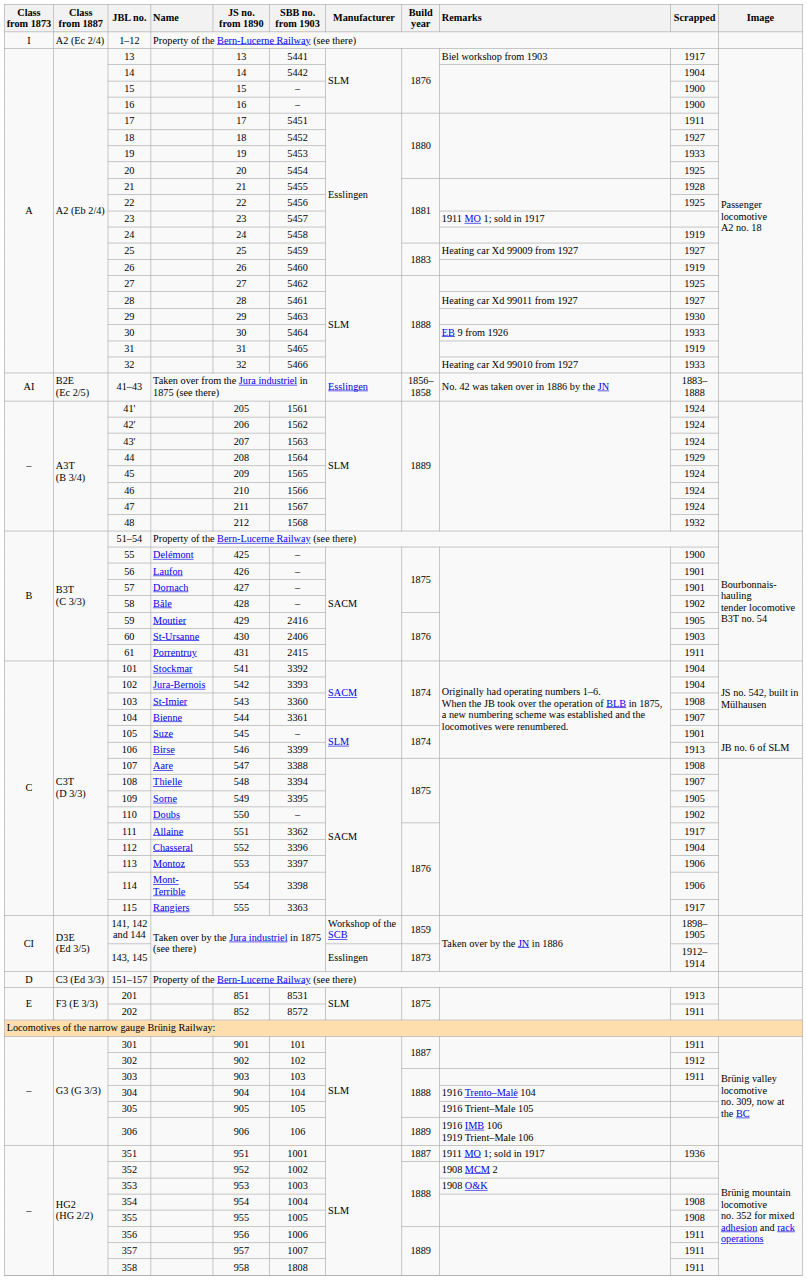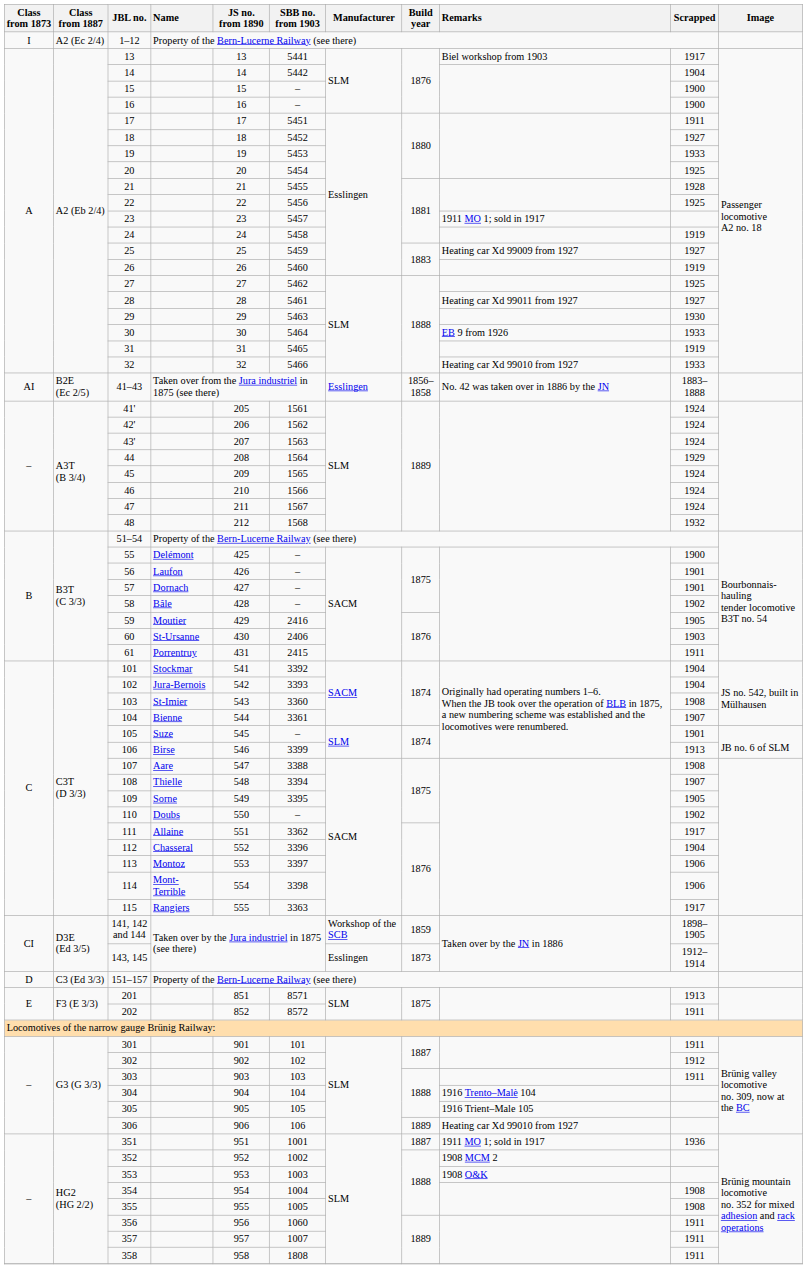(298, 995) 8531 -> (298, 995) 8571
(488, 1131) 1916 IMB 106 1919 Trient–Male 106 -> (510, 1125) Heating car Xd 99010 from 1927
(298, 1234) 1006 -> (298, 1223) 1060
